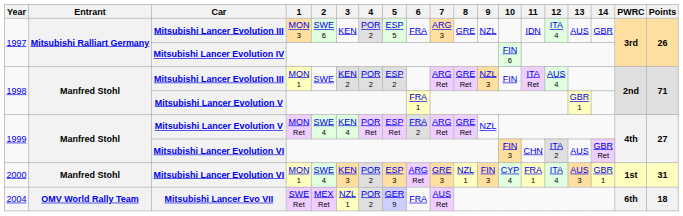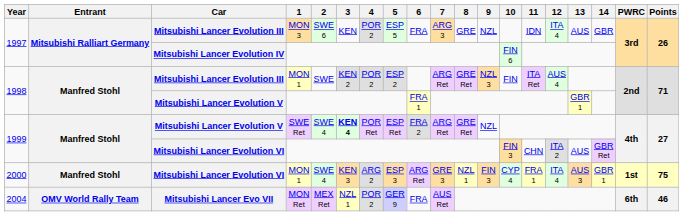(299, 126) MON Ret -> (299, 126) SWE Ret
(348, 126) normal -> (348, 126) bold
(371, 174) POR 2 -> (371, 174) ARG 2
(663, 174) 31 -> (663, 174) 75
(299, 198) SWE Ret -> (299, 198) MON Ret
(663, 198) 18 -> (663, 198) 46
